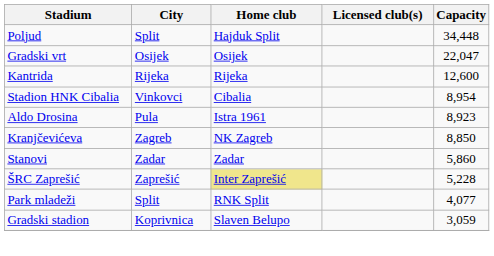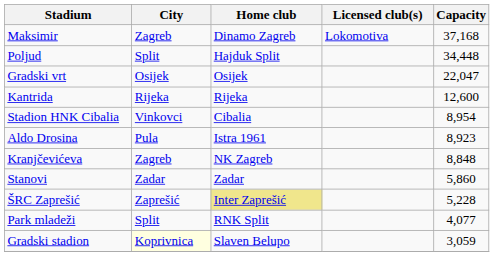+ row: (33, 35)
(461, 138) 8,850 -> (461, 158) 8,848
(164, 220) no background -> (164, 240) lightyellow background
